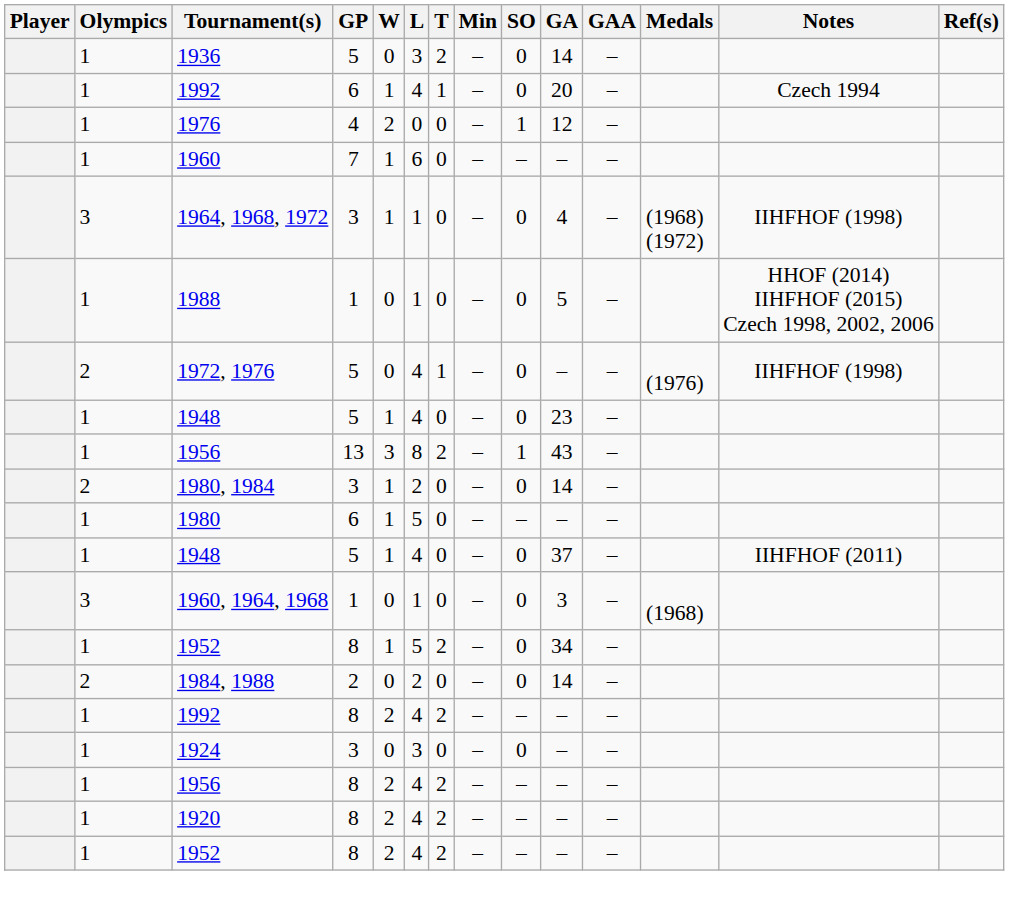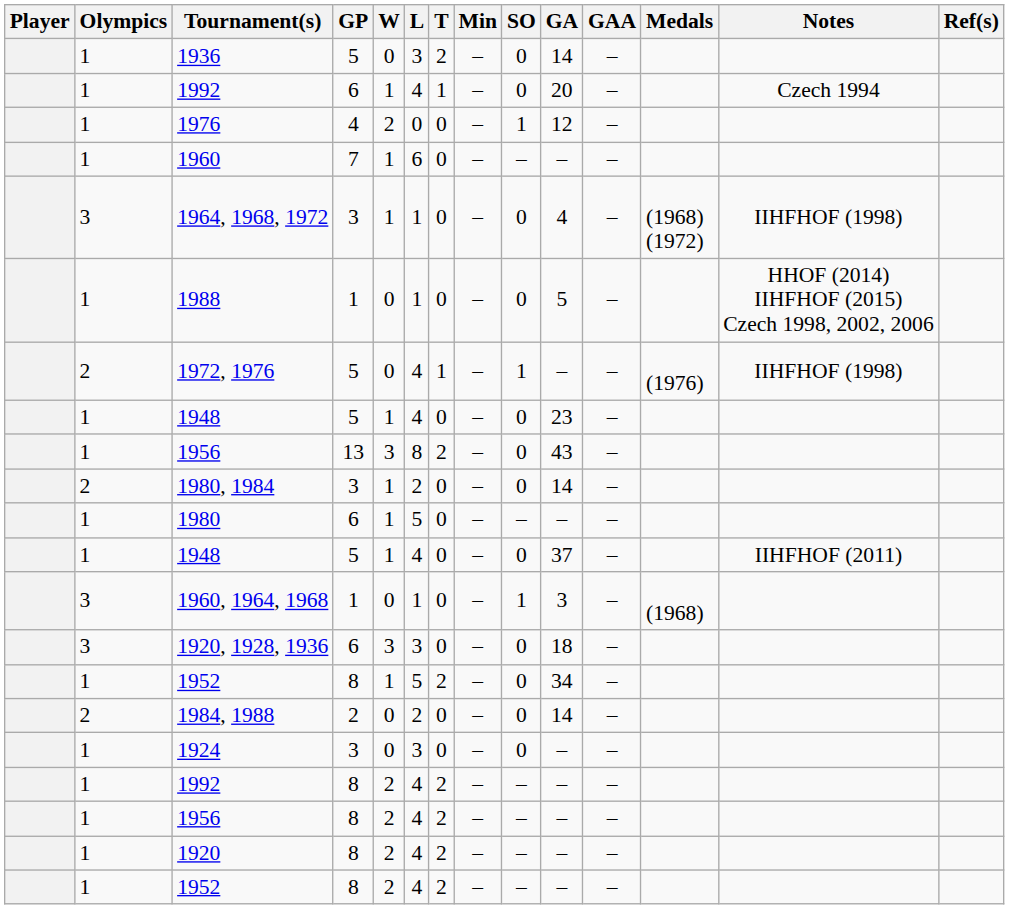(521, 370) 0 -> (521, 370) 1
(521, 451) 1 -> (521, 451) 0
(521, 600) 0 -> (521, 600) 1
+ row: (253, 647)
rows swapped: (199, 749) <-> (199, 715)
